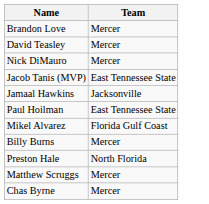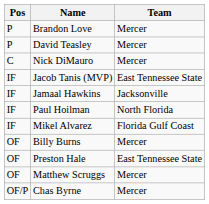+ column: (17, 12)
(133, 110) East Tennessee State -> (145, 110) North Florida
(119, 158) North Florida -> (160, 158) East Tennessee State
